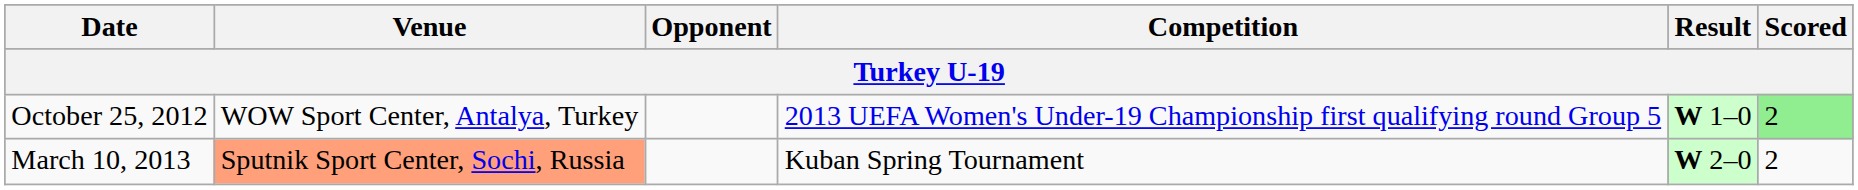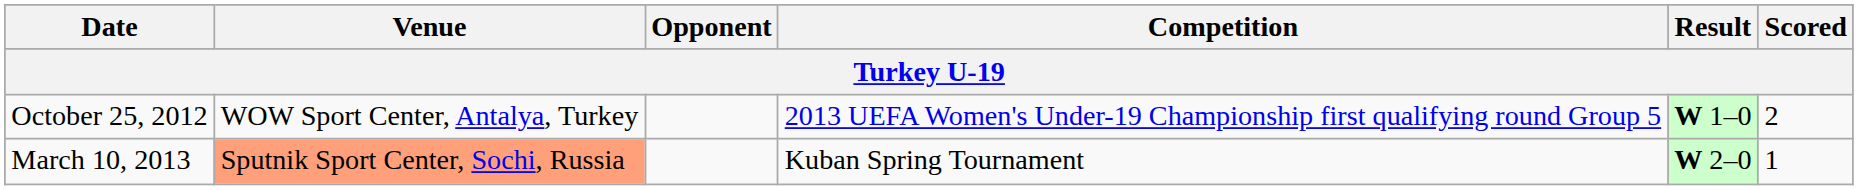(1772, 116) lightgreen background -> (1772, 116) no background
(1772, 160) 2 -> (1772, 160) 1
